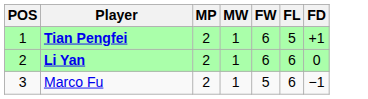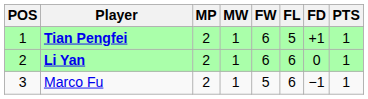+ column: (346, 15)
